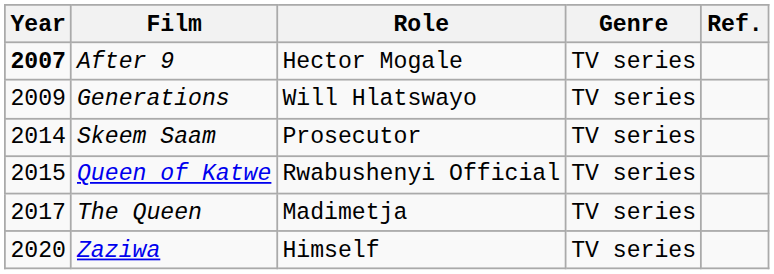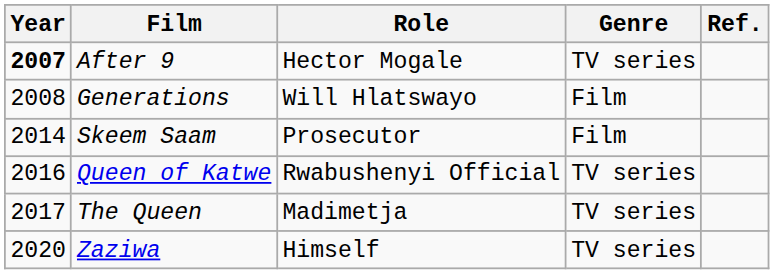(38, 99) 2009 -> (38, 99) 2008
(634, 99) TV series -> (599, 99) Film
(634, 137) TV series -> (599, 137) Film
(38, 175) 2015 -> (38, 175) 2016
